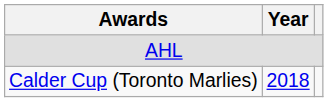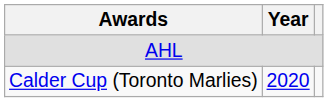(288, 81) 2018 -> (288, 81) 2020
